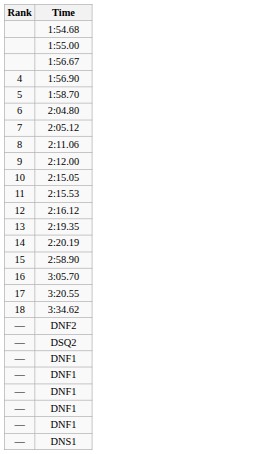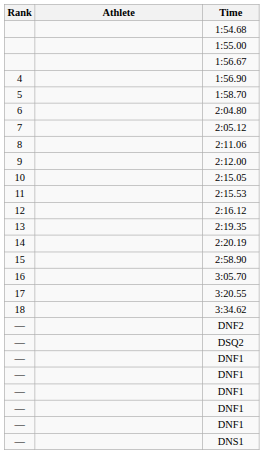+ column: (119, 12)
